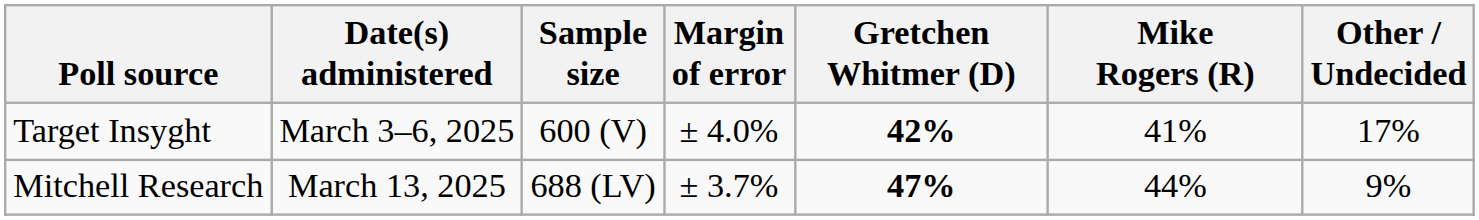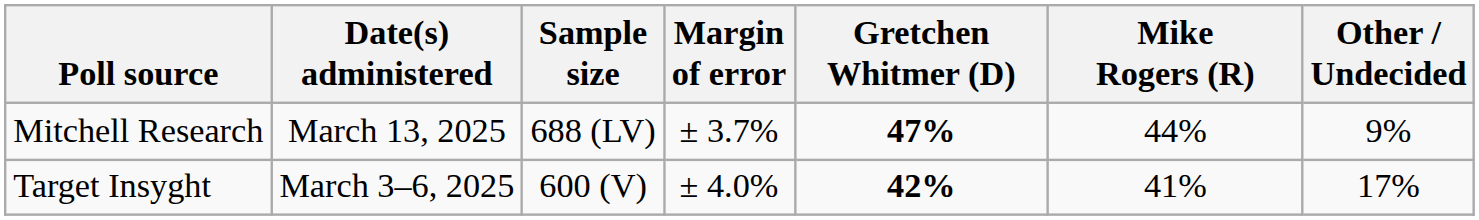rows swapped: (138, 186) <-> (112, 130)
